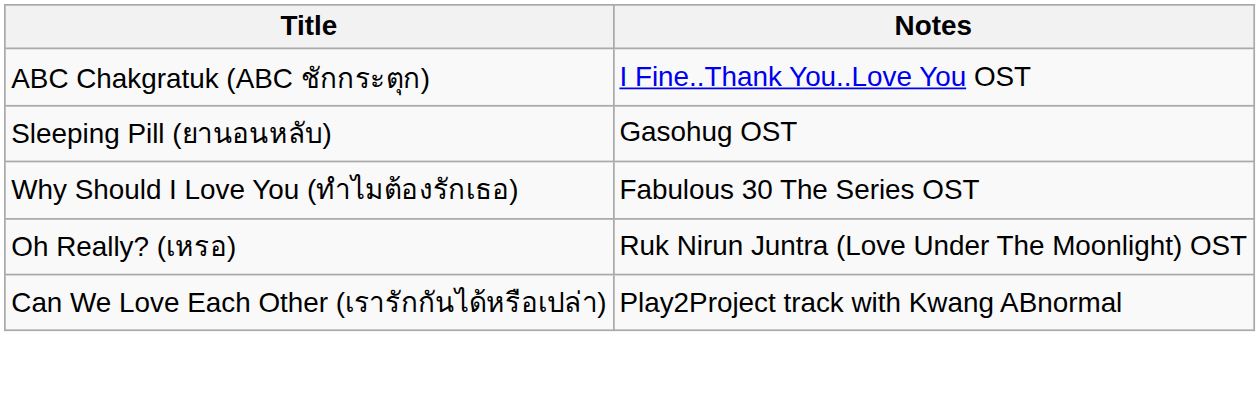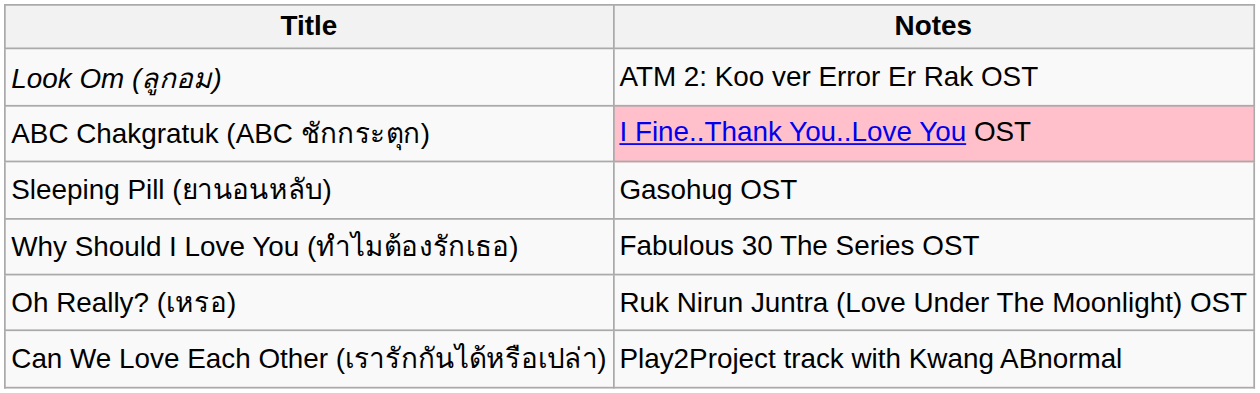+ row: (117, 77)
(825, 76) no background -> (825, 133) pink background
